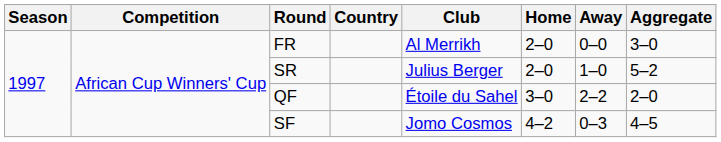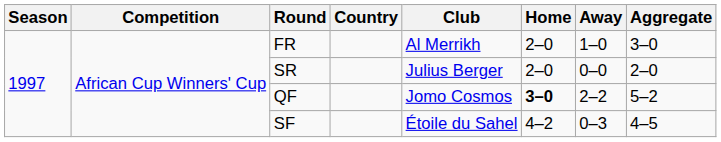(593, 44) 0–0 -> (593, 44) 1–0
(593, 70) 1–0 -> (593, 70) 0–0
(644, 70) 5–2 -> (644, 70) 2–0
(462, 96) Étoile du Sahel -> (459, 96) Jomo Cosmos
(539, 96) normal -> (539, 96) bold
(644, 96) 2–0 -> (644, 96) 5–2
(459, 123) Jomo Cosmos -> (462, 123) Étoile du Sahel
